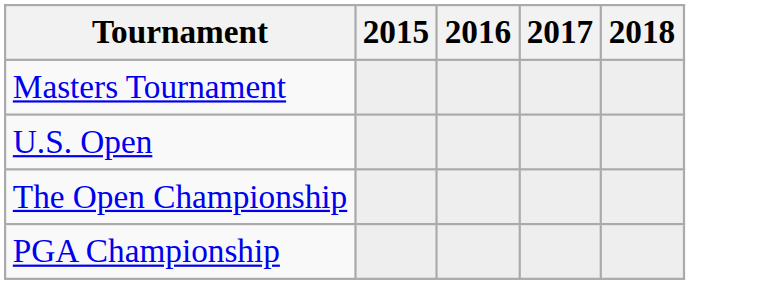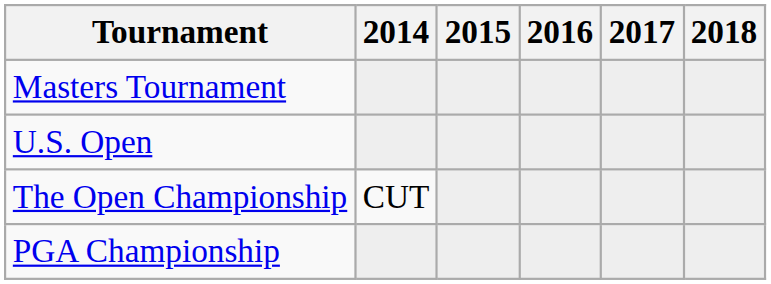+ column: (396, 32)
